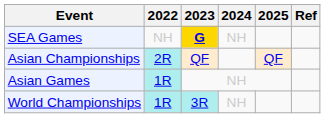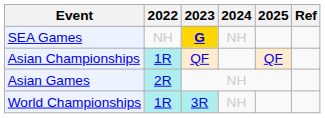(163, 59) 2R -> (163, 59) 1R
(163, 81) 1R -> (163, 81) 2R
